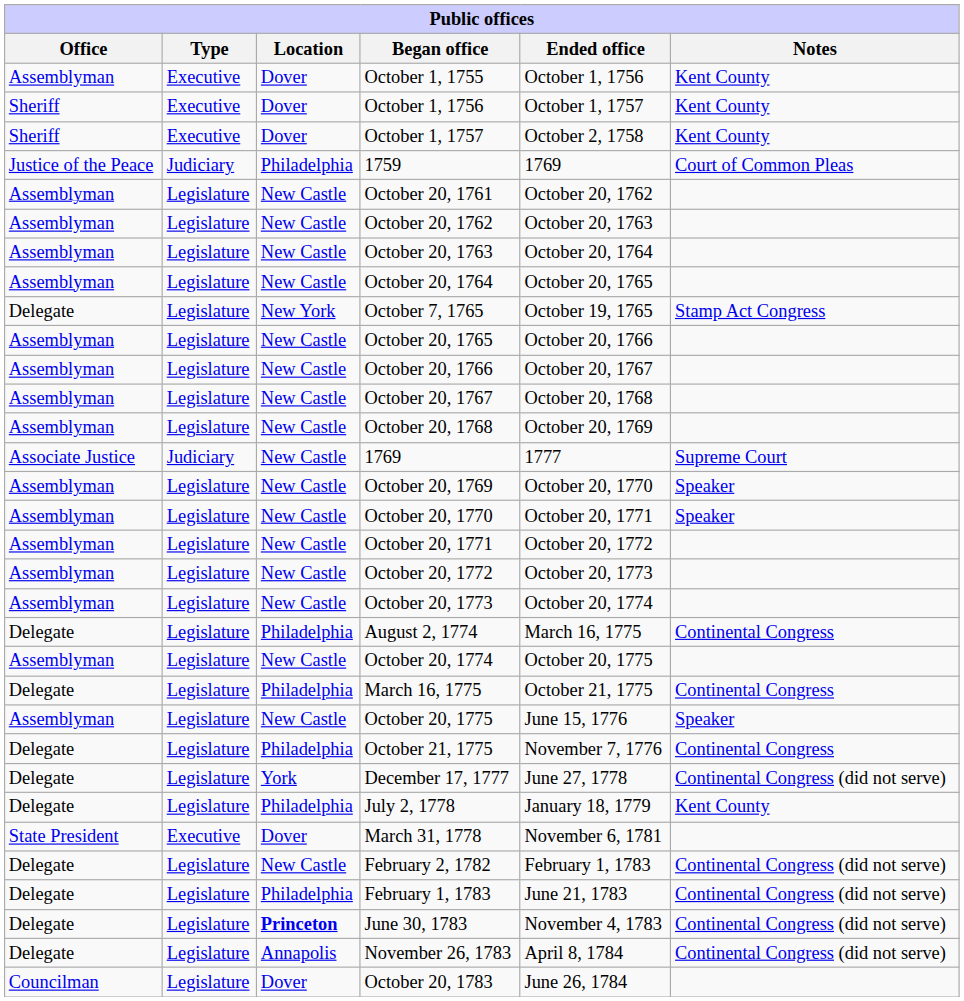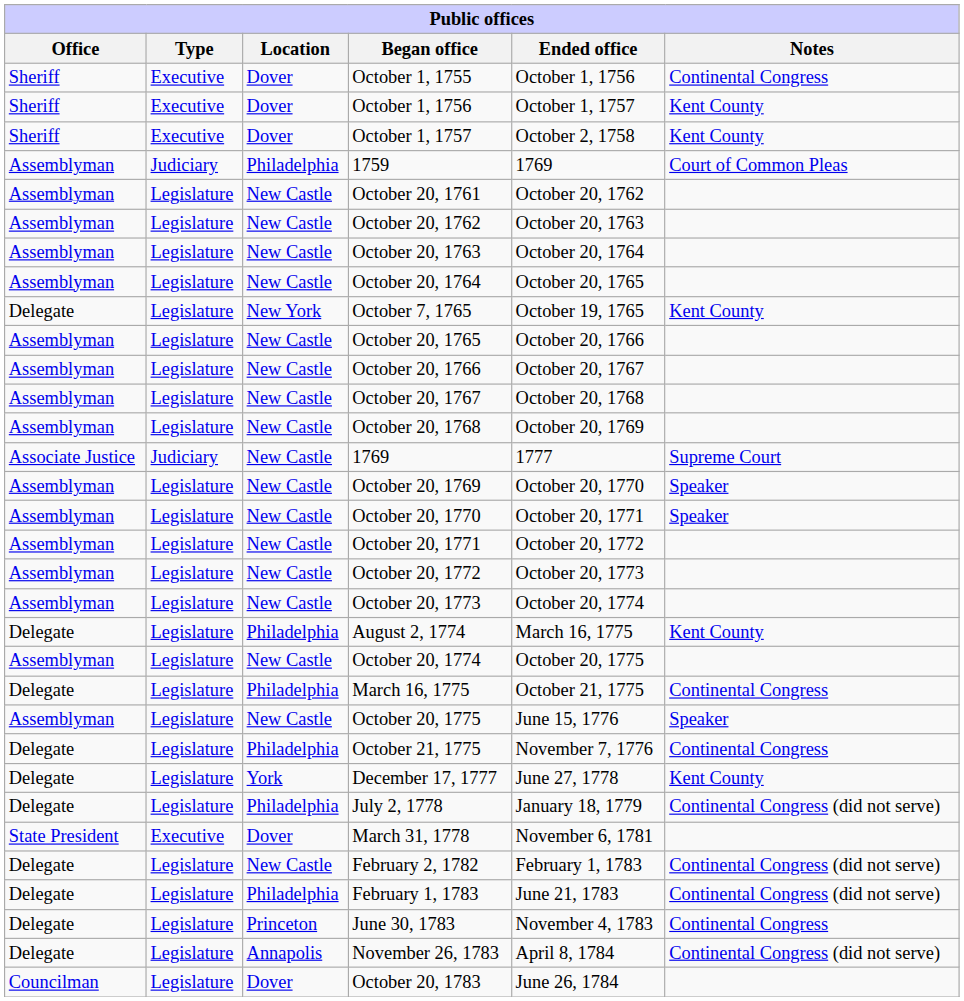(61, 77) Assemblyman -> (34, 77) Sheriff
(722, 77) Kent County -> (749, 77) Continental Congress
(81, 164) Justice of the Peace -> (61, 164) Assemblyman
(750, 310) Stamp Act Congress -> (716, 310) Kent County
(755, 631) Continental Congress -> (716, 631) Kent County
(810, 777) Continental Congress (did not serve) -> (716, 777) Kent County
(722, 806) Kent County -> (805, 806) Continental Congress (did not serve)
(299, 923) bold -> (282, 923) normal
(810, 923) Continental Congress (did not serve) -> (749, 923) Continental Congress
